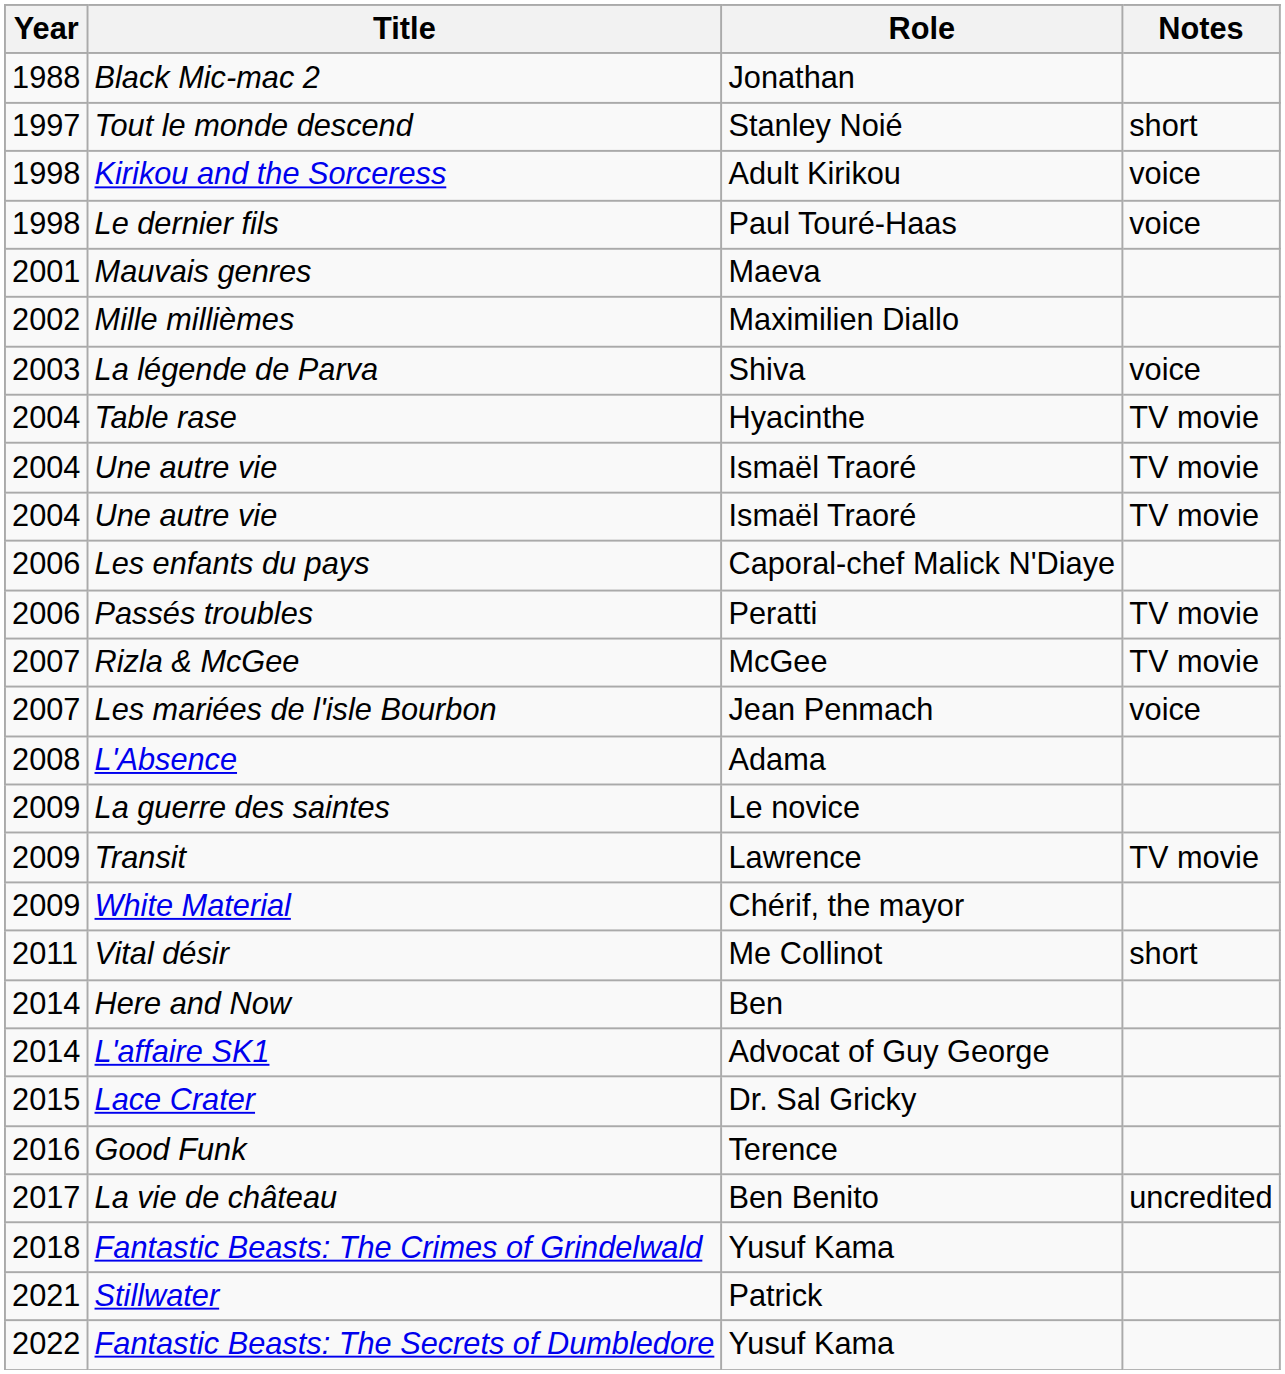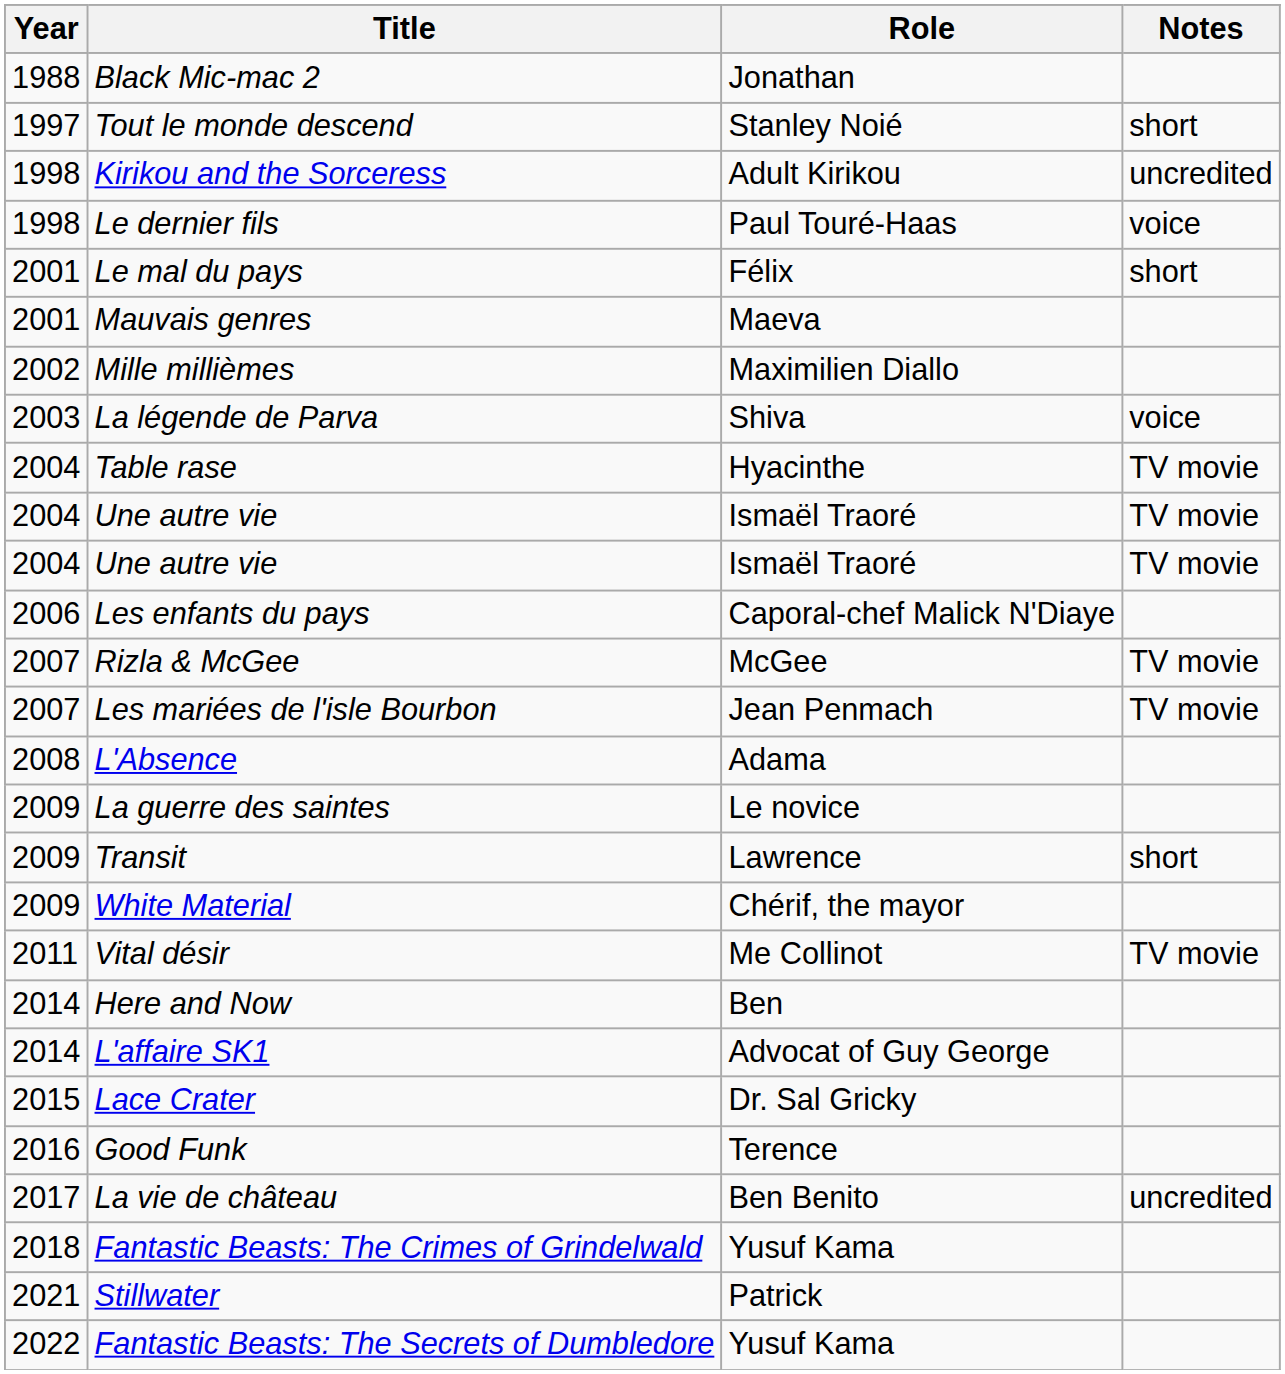(1165, 175) voice -> (1201, 175) uncredited
+ row: (199, 272)
- row: (204, 613)
(1165, 710) voice -> (1194, 710) TV movie
(1194, 857) TV movie -> (1163, 857) short
(1163, 954) short -> (1194, 954) TV movie
